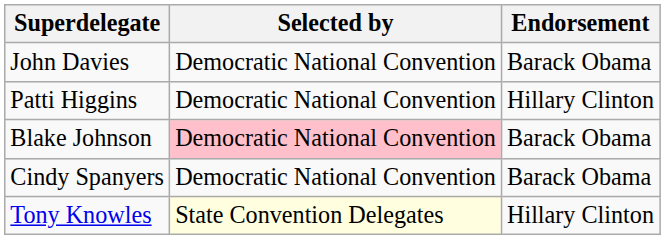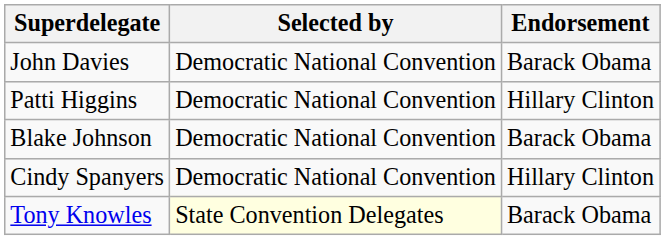(336, 138) pink background -> (336, 138) no background
(579, 176) Barack Obama -> (580, 176) Hillary Clinton
(580, 215) Hillary Clinton -> (579, 215) Barack Obama
